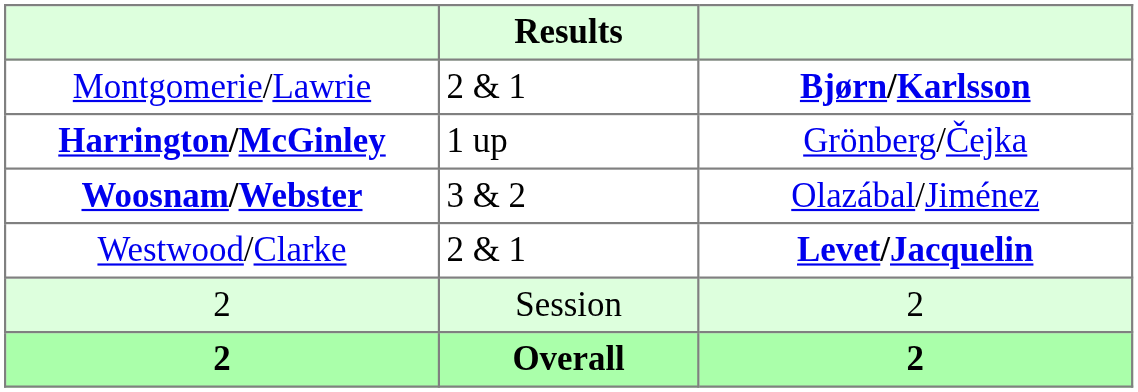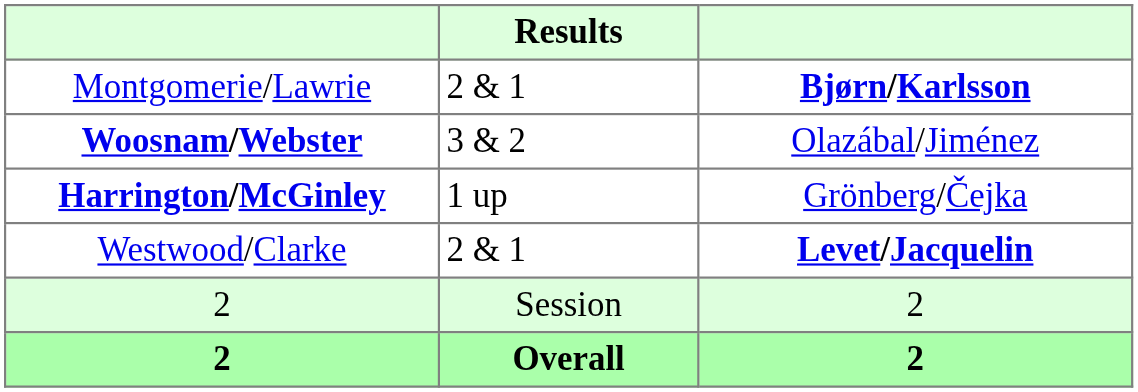rows swapped: (222, 195) <-> (222, 140)
